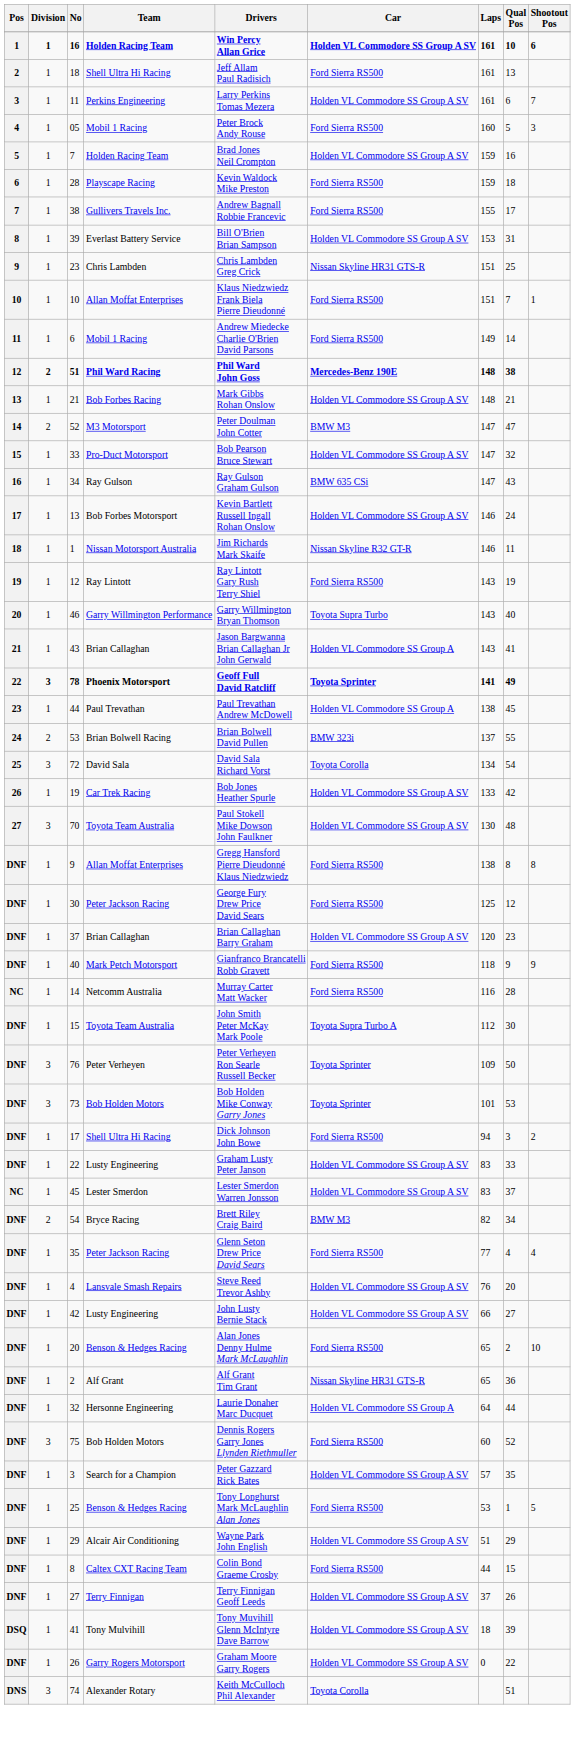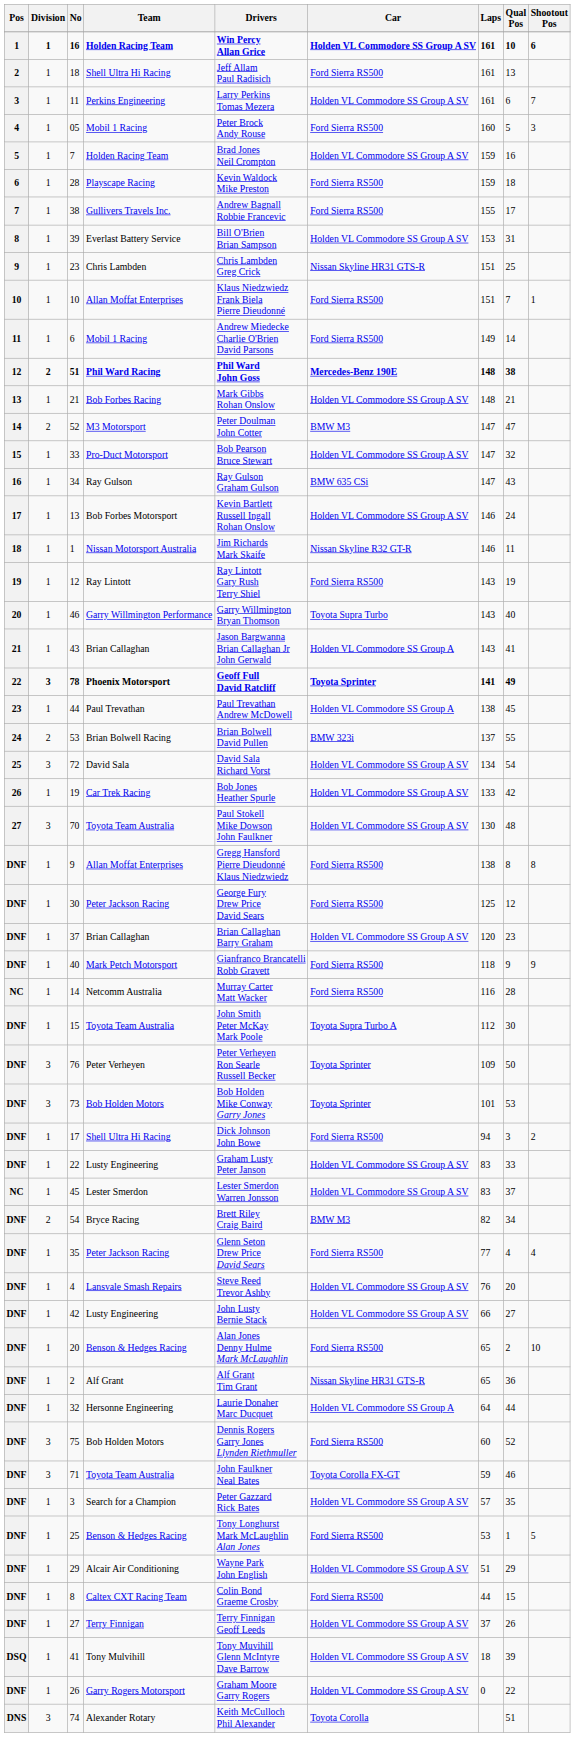(339, 765) Toyota Corolla -> (389, 765) Holden VL Commodore SS Group A SV
+ row: (74, 1475)
